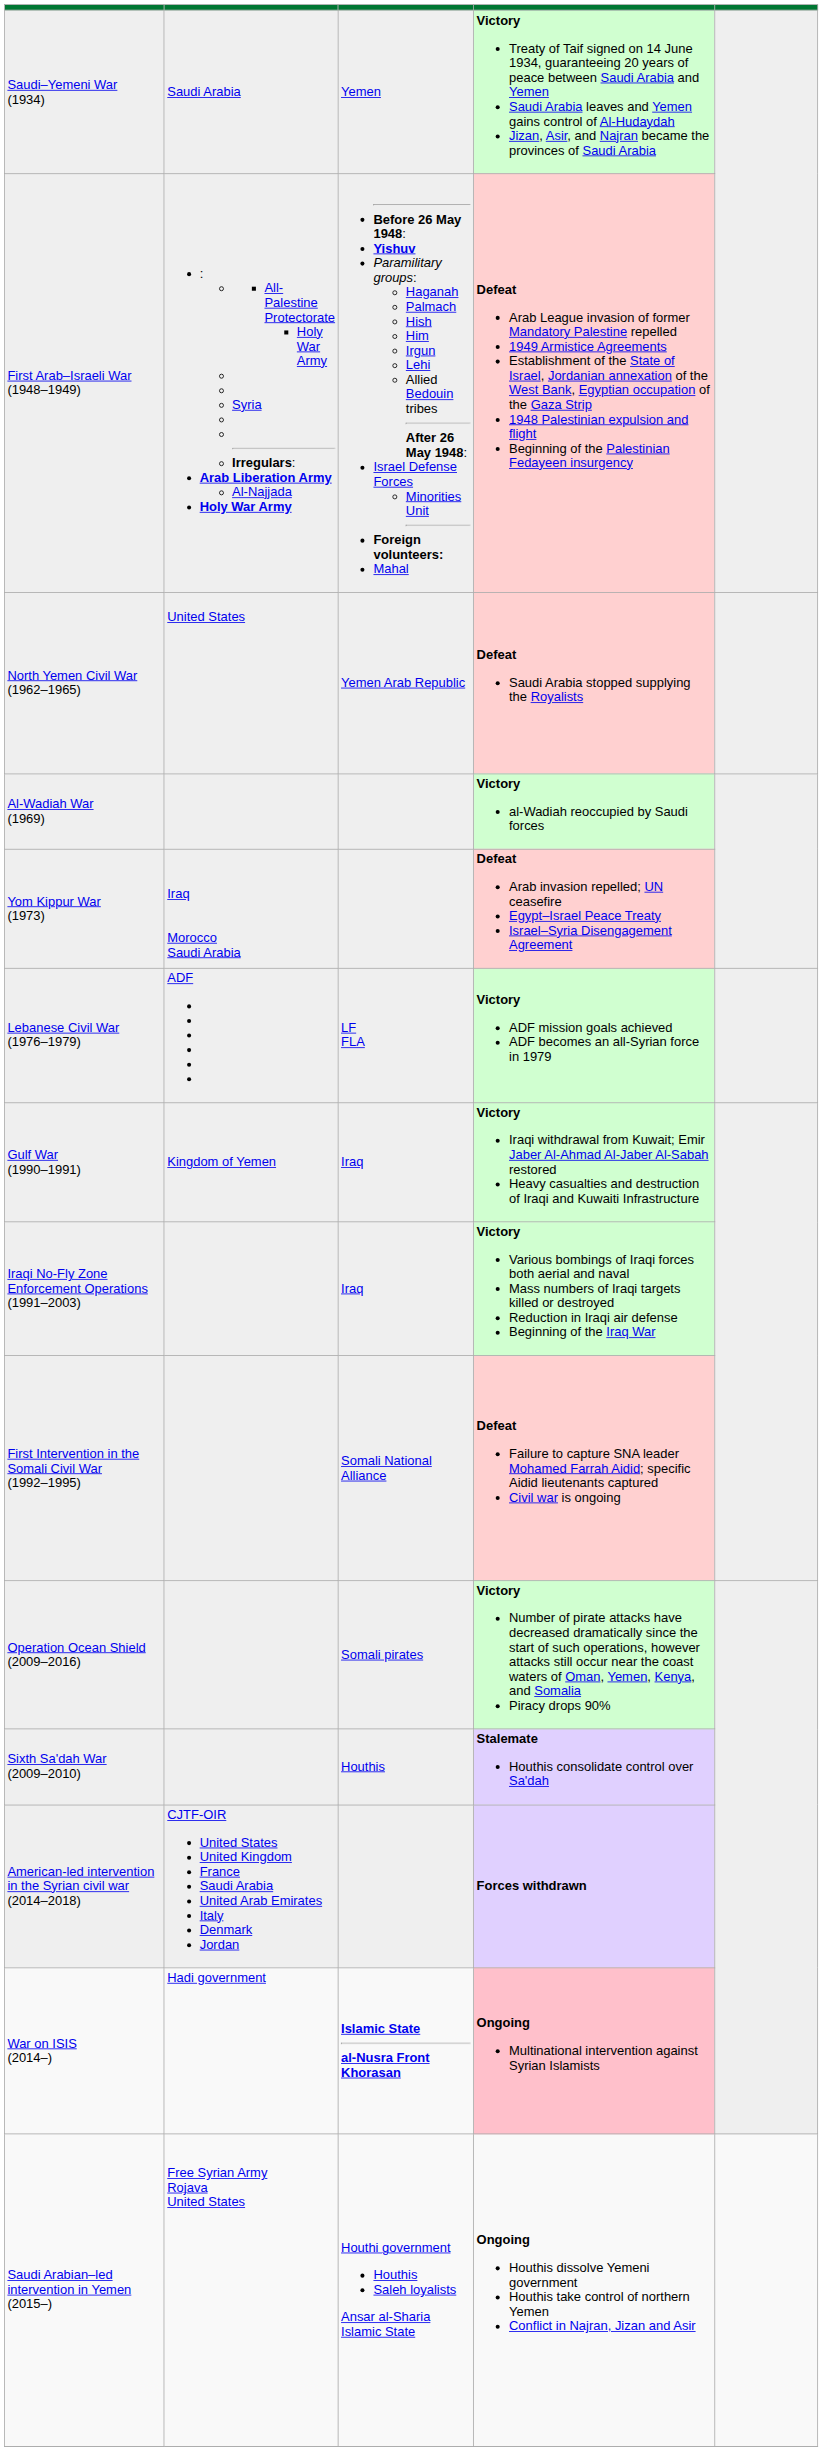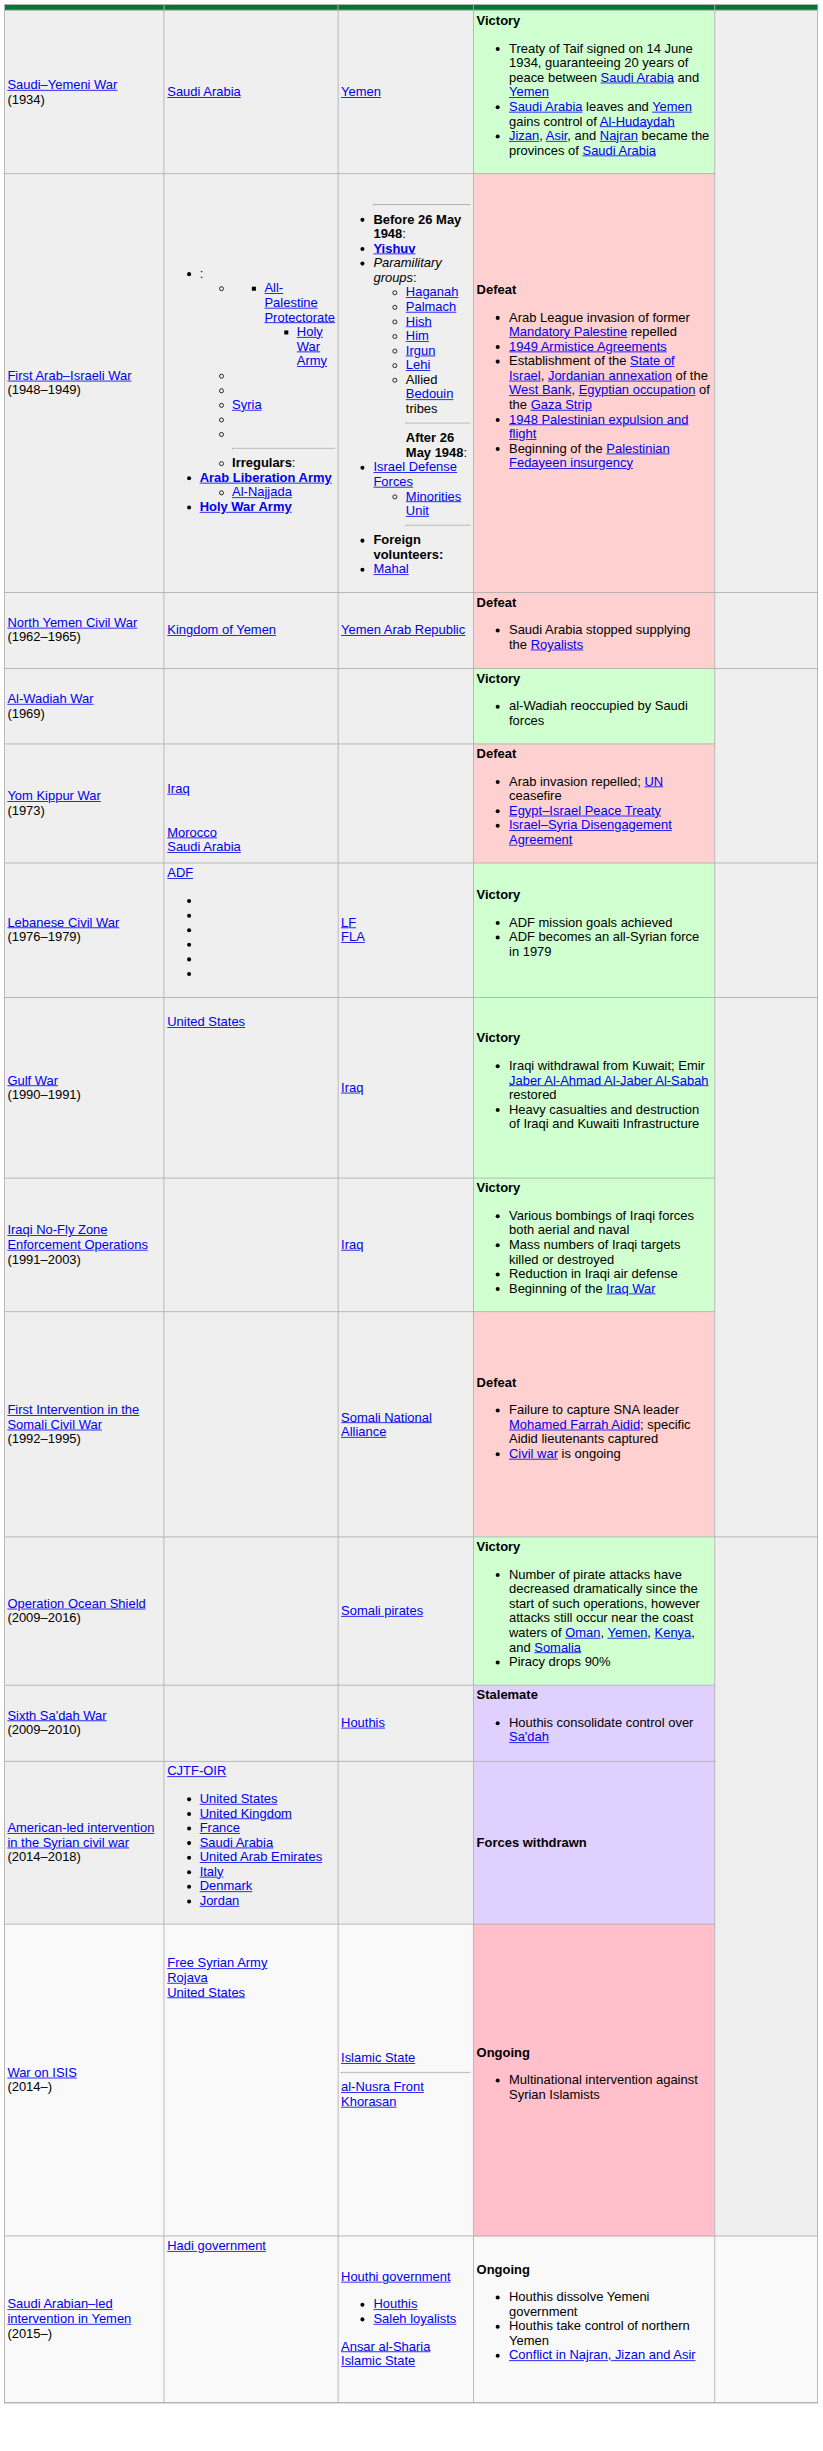(206, 617) United States -> (222, 630) Kingdom of Yemen
(222, 1162) Kingdom of Yemen -> (206, 1022) United States
(217, 1978) Hadi government -> (217, 1978) Free Syrian Army Rojava United States
(406, 2051) bold -> (406, 2080) normal
(217, 2188) Free Syrian Army Rojava United States -> (217, 2246) Hadi government
